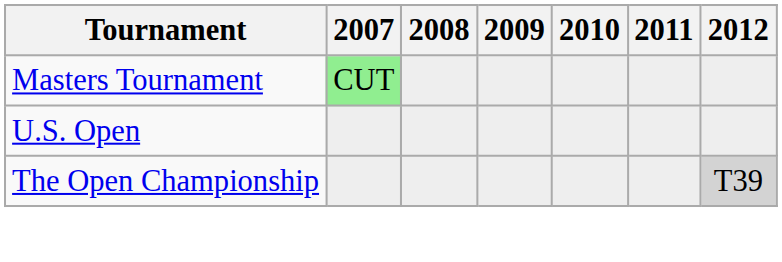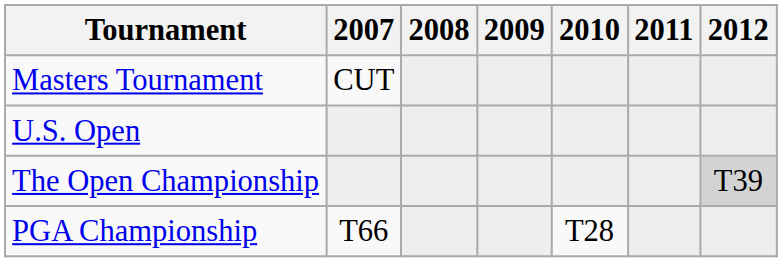(364, 80) lightgreen background -> (364, 80) no background
+ row: (135, 231)
